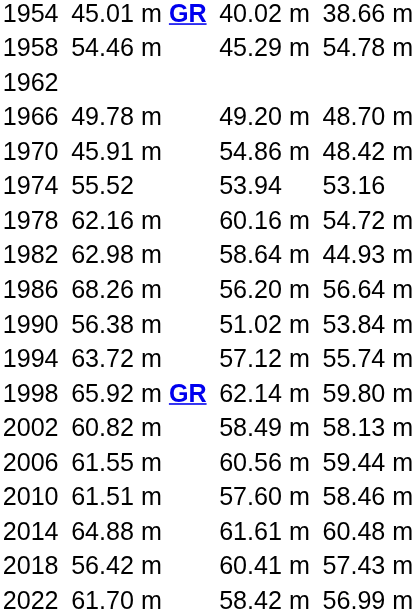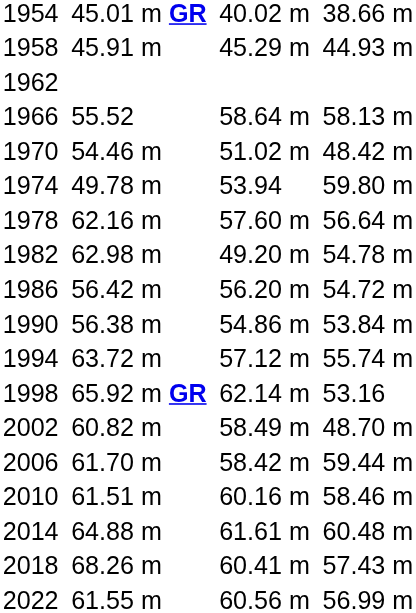(117, 48) 54.46 m -> (117, 48) 45.91 m
(368, 48) 54.78 m -> (368, 48) 44.93 m
(117, 117) 49.78 m -> (103, 117) 55.52
(265, 117) 49.20 m -> (265, 117) 58.64 m
(368, 117) 48.70 m -> (368, 117) 58.13 m
(117, 151) 45.91 m -> (117, 151) 54.46 m
(265, 151) 54.86 m -> (265, 151) 51.02 m
(103, 186) 55.52 -> (117, 186) 49.78 m
(354, 186) 53.16 -> (368, 186) 59.80 m
(265, 220) 60.16 m -> (265, 220) 57.60 m
(368, 220) 54.72 m -> (368, 220) 56.64 m
(265, 255) 58.64 m -> (265, 255) 49.20 m
(368, 255) 44.93 m -> (368, 255) 54.78 m
(117, 289) 68.26 m -> (117, 289) 56.42 m
(368, 289) 56.64 m -> (368, 289) 54.72 m
(265, 324) 51.02 m -> (265, 324) 54.86 m
(368, 393) 59.80 m -> (354, 393) 53.16
(368, 428) 58.13 m -> (368, 428) 48.70 m
(117, 462) 61.55 m -> (117, 462) 61.70 m
(265, 462) 60.56 m -> (265, 462) 58.42 m
(265, 497) 57.60 m -> (265, 497) 60.16 m
(117, 566) 56.42 m -> (117, 566) 68.26 m
(117, 600) 61.70 m -> (117, 600) 61.55 m
(265, 600) 58.42 m -> (265, 600) 60.56 m
